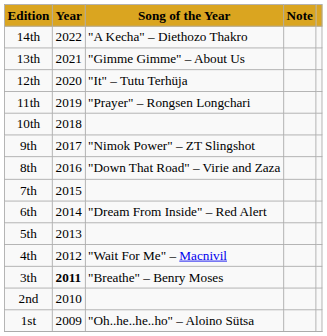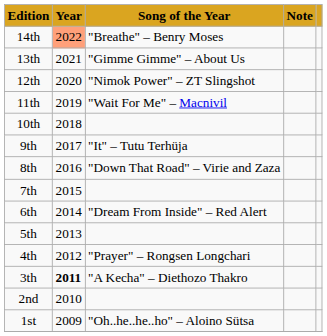(69, 37) no background -> (69, 37) lightsalmon background
(168, 37) "A Kecha" – Diethozo Thakro -> (156, 37) "Breathe" – Benry Moses
(138, 81) "It" – Tutu Terhüja -> (172, 81) "Nimok Power" – ZT Slingshot
(169, 102) "Prayer" – Rongsen Longchari -> (158, 102) "Wait For Me" – Macnivil
(172, 146) "Nimok Power" – ZT Slingshot -> (138, 146) "It" – Tutu Terhüja
(158, 255) "Wait For Me" – Macnivil -> (169, 255) "Prayer" – Rongsen Longchari
(156, 277) "Breathe" – Benry Moses -> (168, 277) "A Kecha" – Diethozo Thakro
